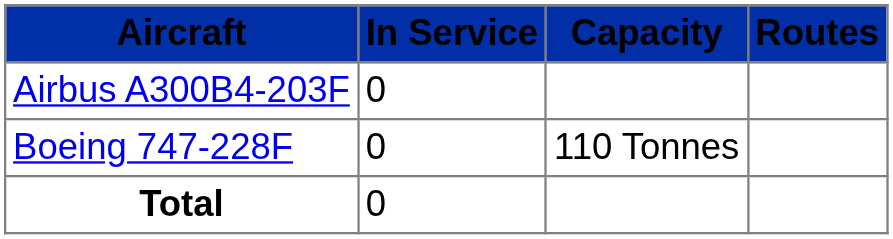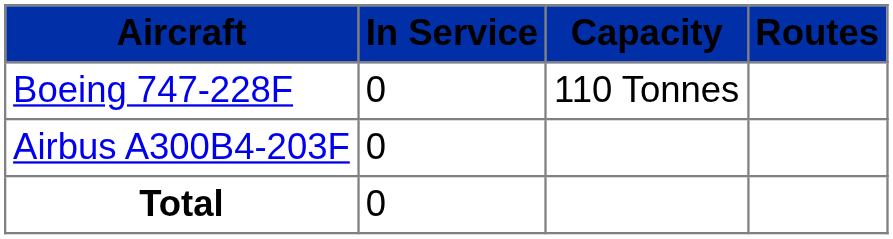rows swapped: (181, 90) <-> (153, 146)
